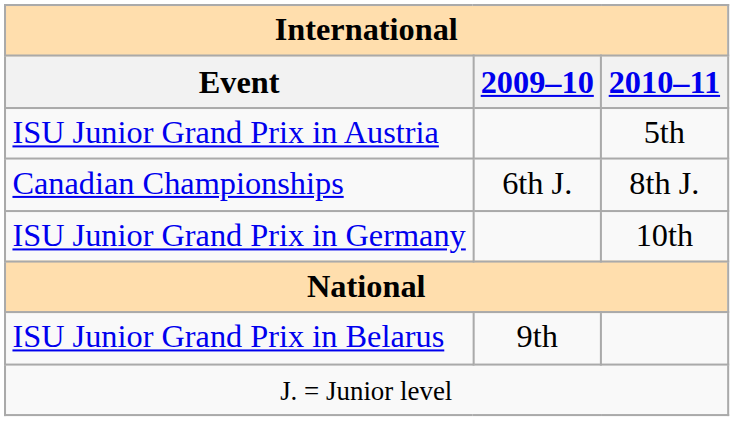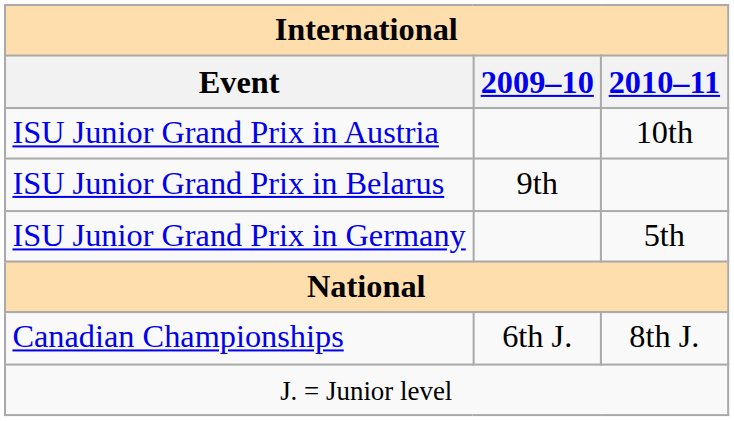(664, 132) 5th -> (664, 132) 10th
rows swapped: (228, 337) <-> (178, 183)
(664, 235) 10th -> (664, 235) 5th
